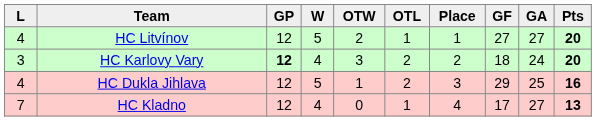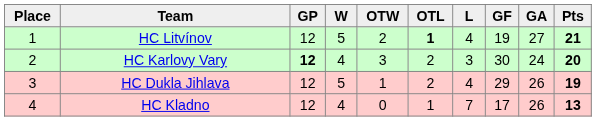columns swapped: (457, 16) <-> (21, 16)
(407, 38) normal -> (431, 38) bold
(502, 38) 27 -> (502, 38) 19
(573, 38) 20 -> (573, 38) 21
(502, 60) 18 -> (502, 60) 30
(537, 83) 25 -> (537, 83) 26
(573, 83) 16 -> (573, 83) 19
(537, 105) 27 -> (537, 105) 26
